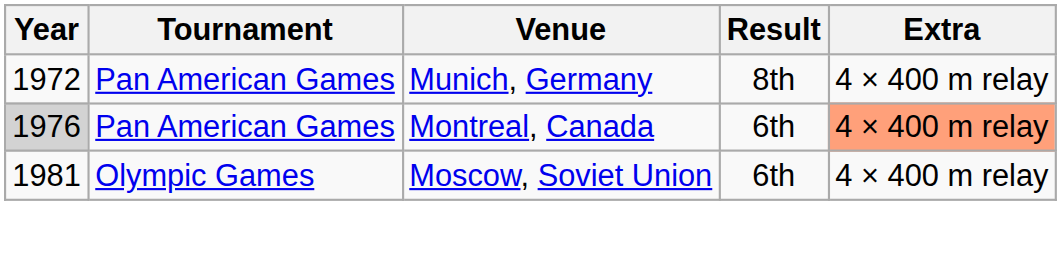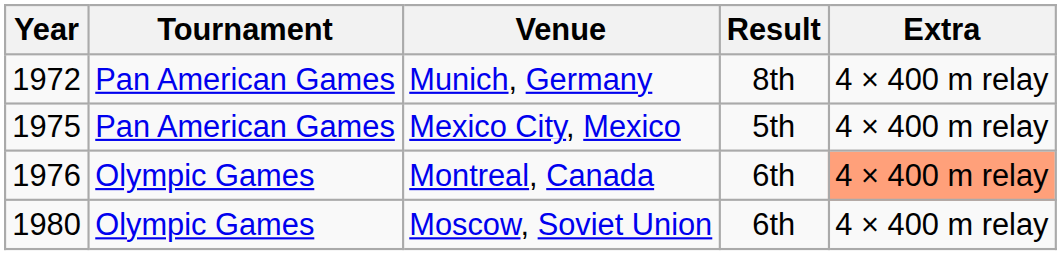+ row: (545, 127)
(47, 127) lightgrey background -> (47, 176) no background
(245, 127) Pan American Games -> (205, 176) Olympic Games
(47, 176) 1981 -> (47, 225) 1980
